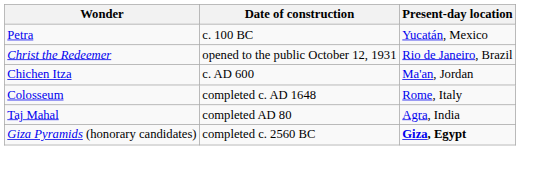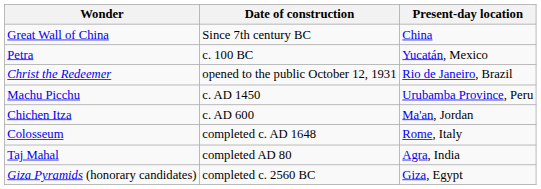+ row: (58, 34)
+ row: (44, 94)
(434, 134) bold -> (432, 174) normal
